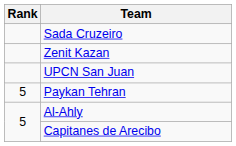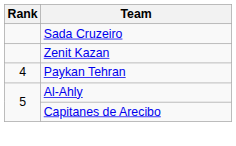- row: (89, 72)
(23, 92) 5 -> (23, 72) 4
